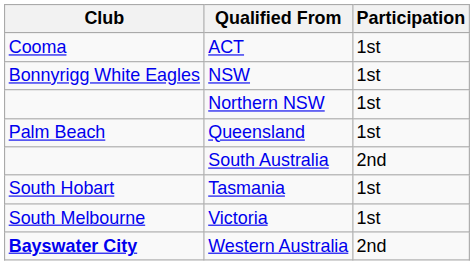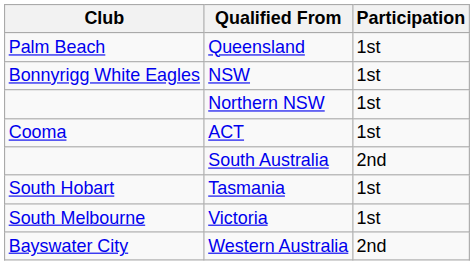rows swapped: (226, 47) <-> (257, 132)
(73, 246) bold -> (68, 246) normal
